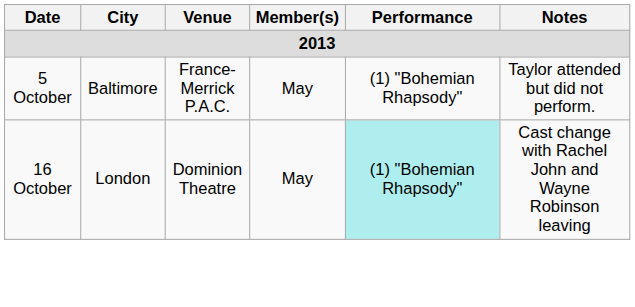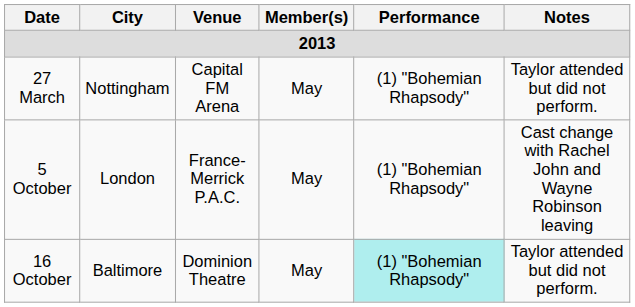+ row: (42, 88)
(123, 88) Baltimore -> (127, 179) London
(565, 88) Taylor attended but did not perform. -> (567, 179) Cast change with Rachel John and Wayne Robinson leaving
(123, 179) London -> (127, 270) Baltimore
(565, 179) Cast change with Rachel John and Wayne Robinson leaving -> (567, 270) Taylor attended but did not perform.
